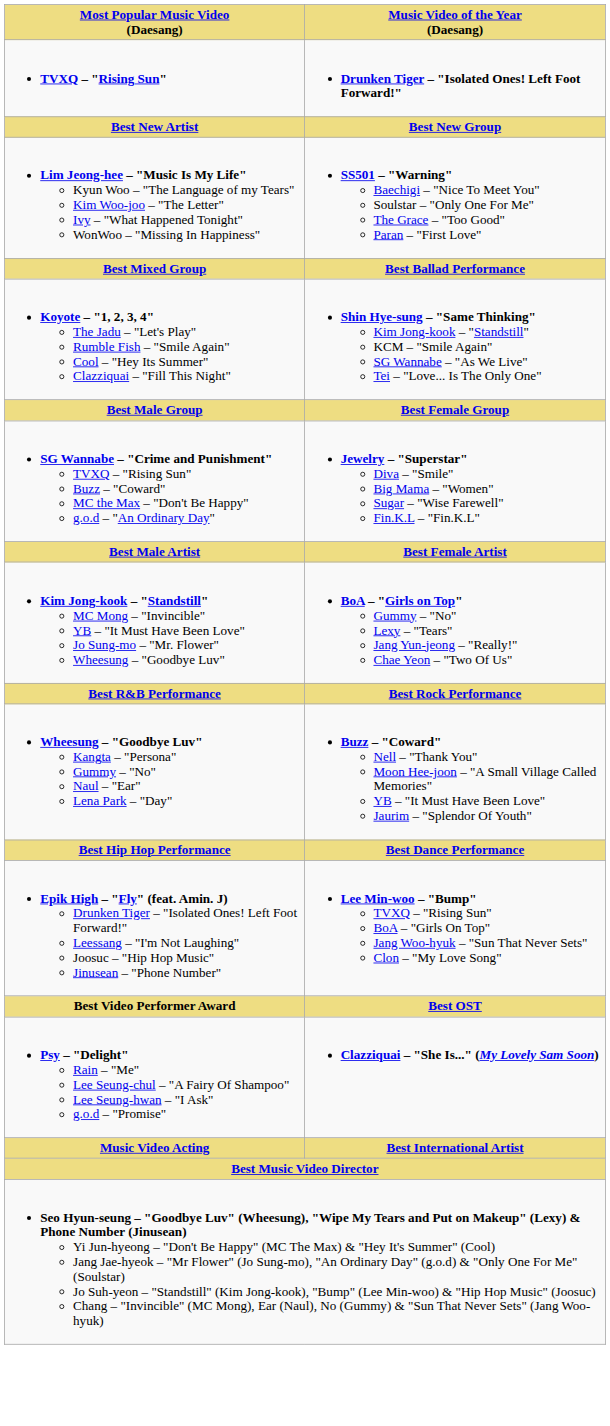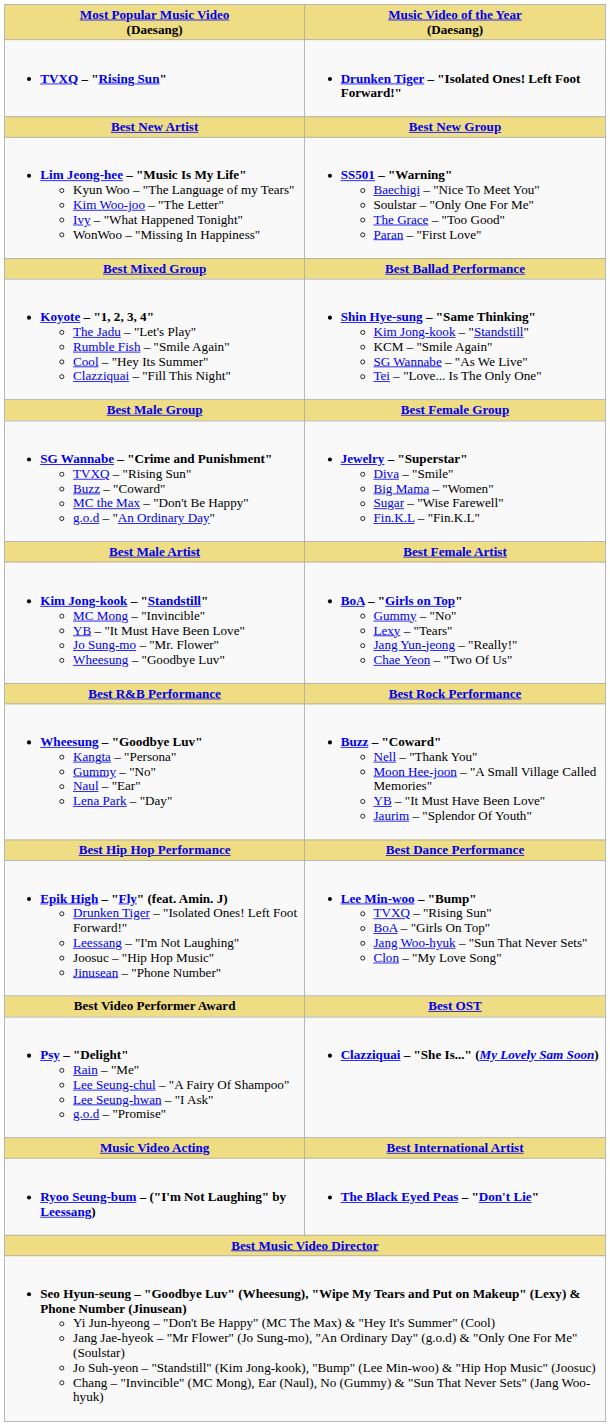+ row: (155, 1204)
